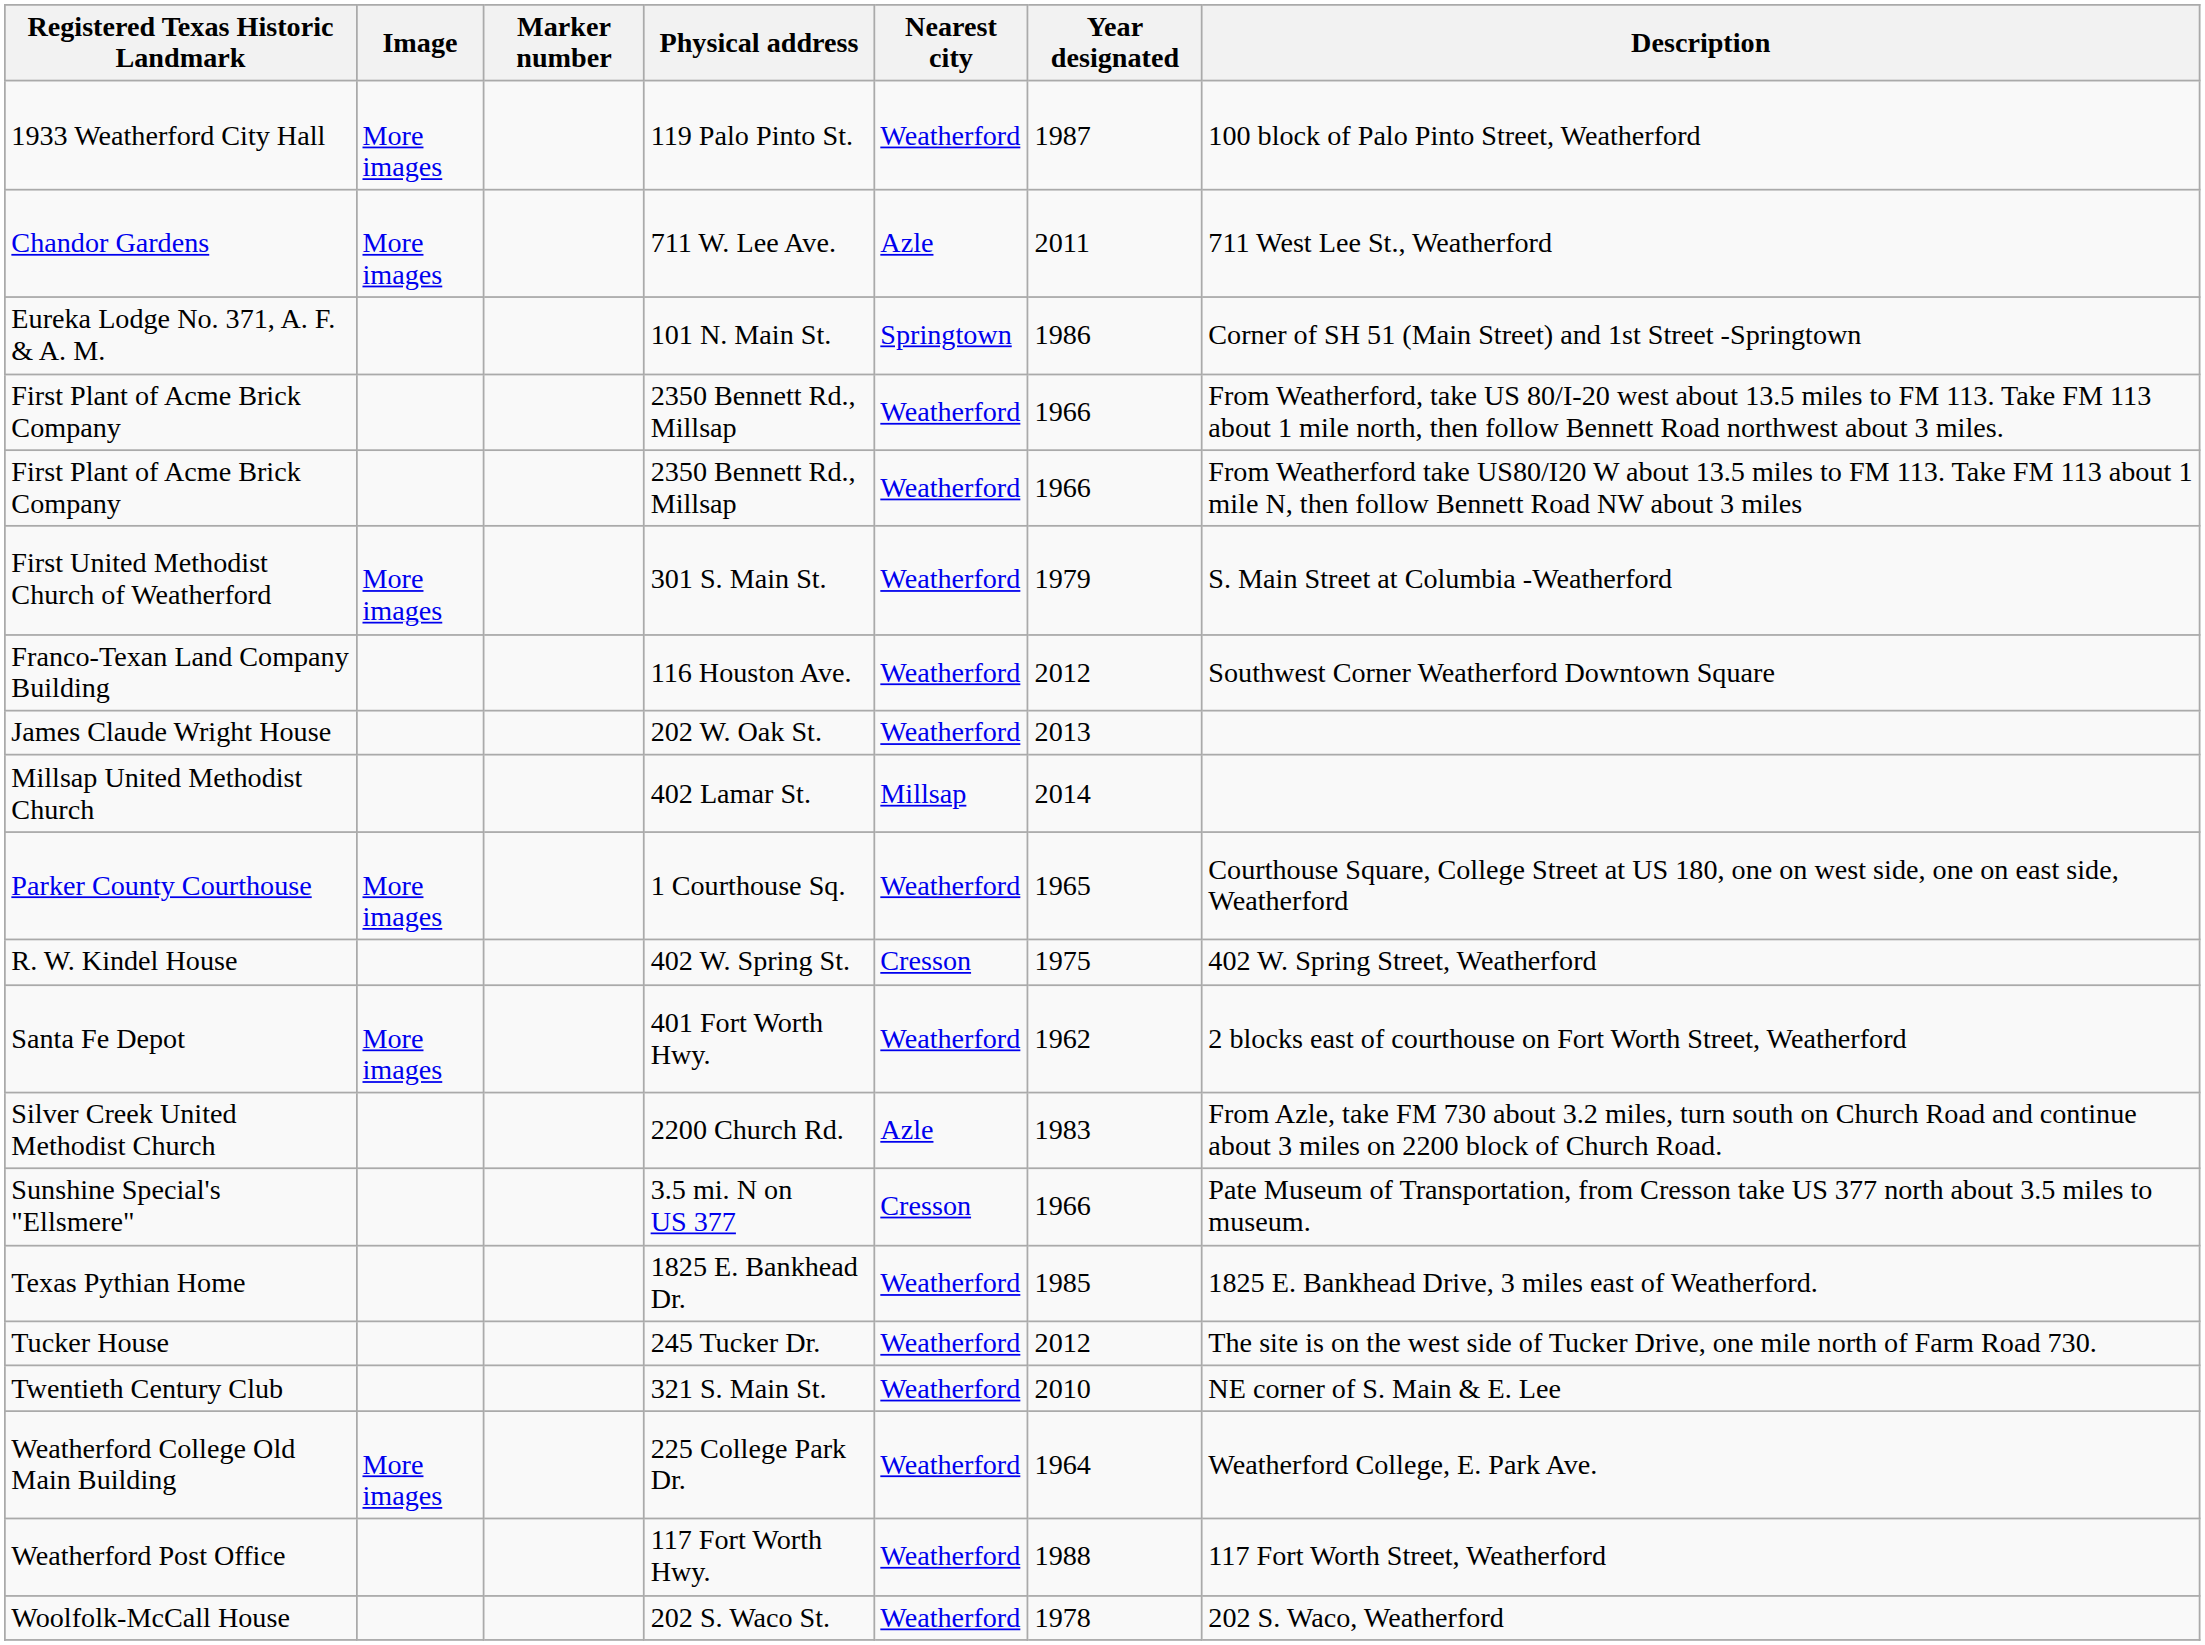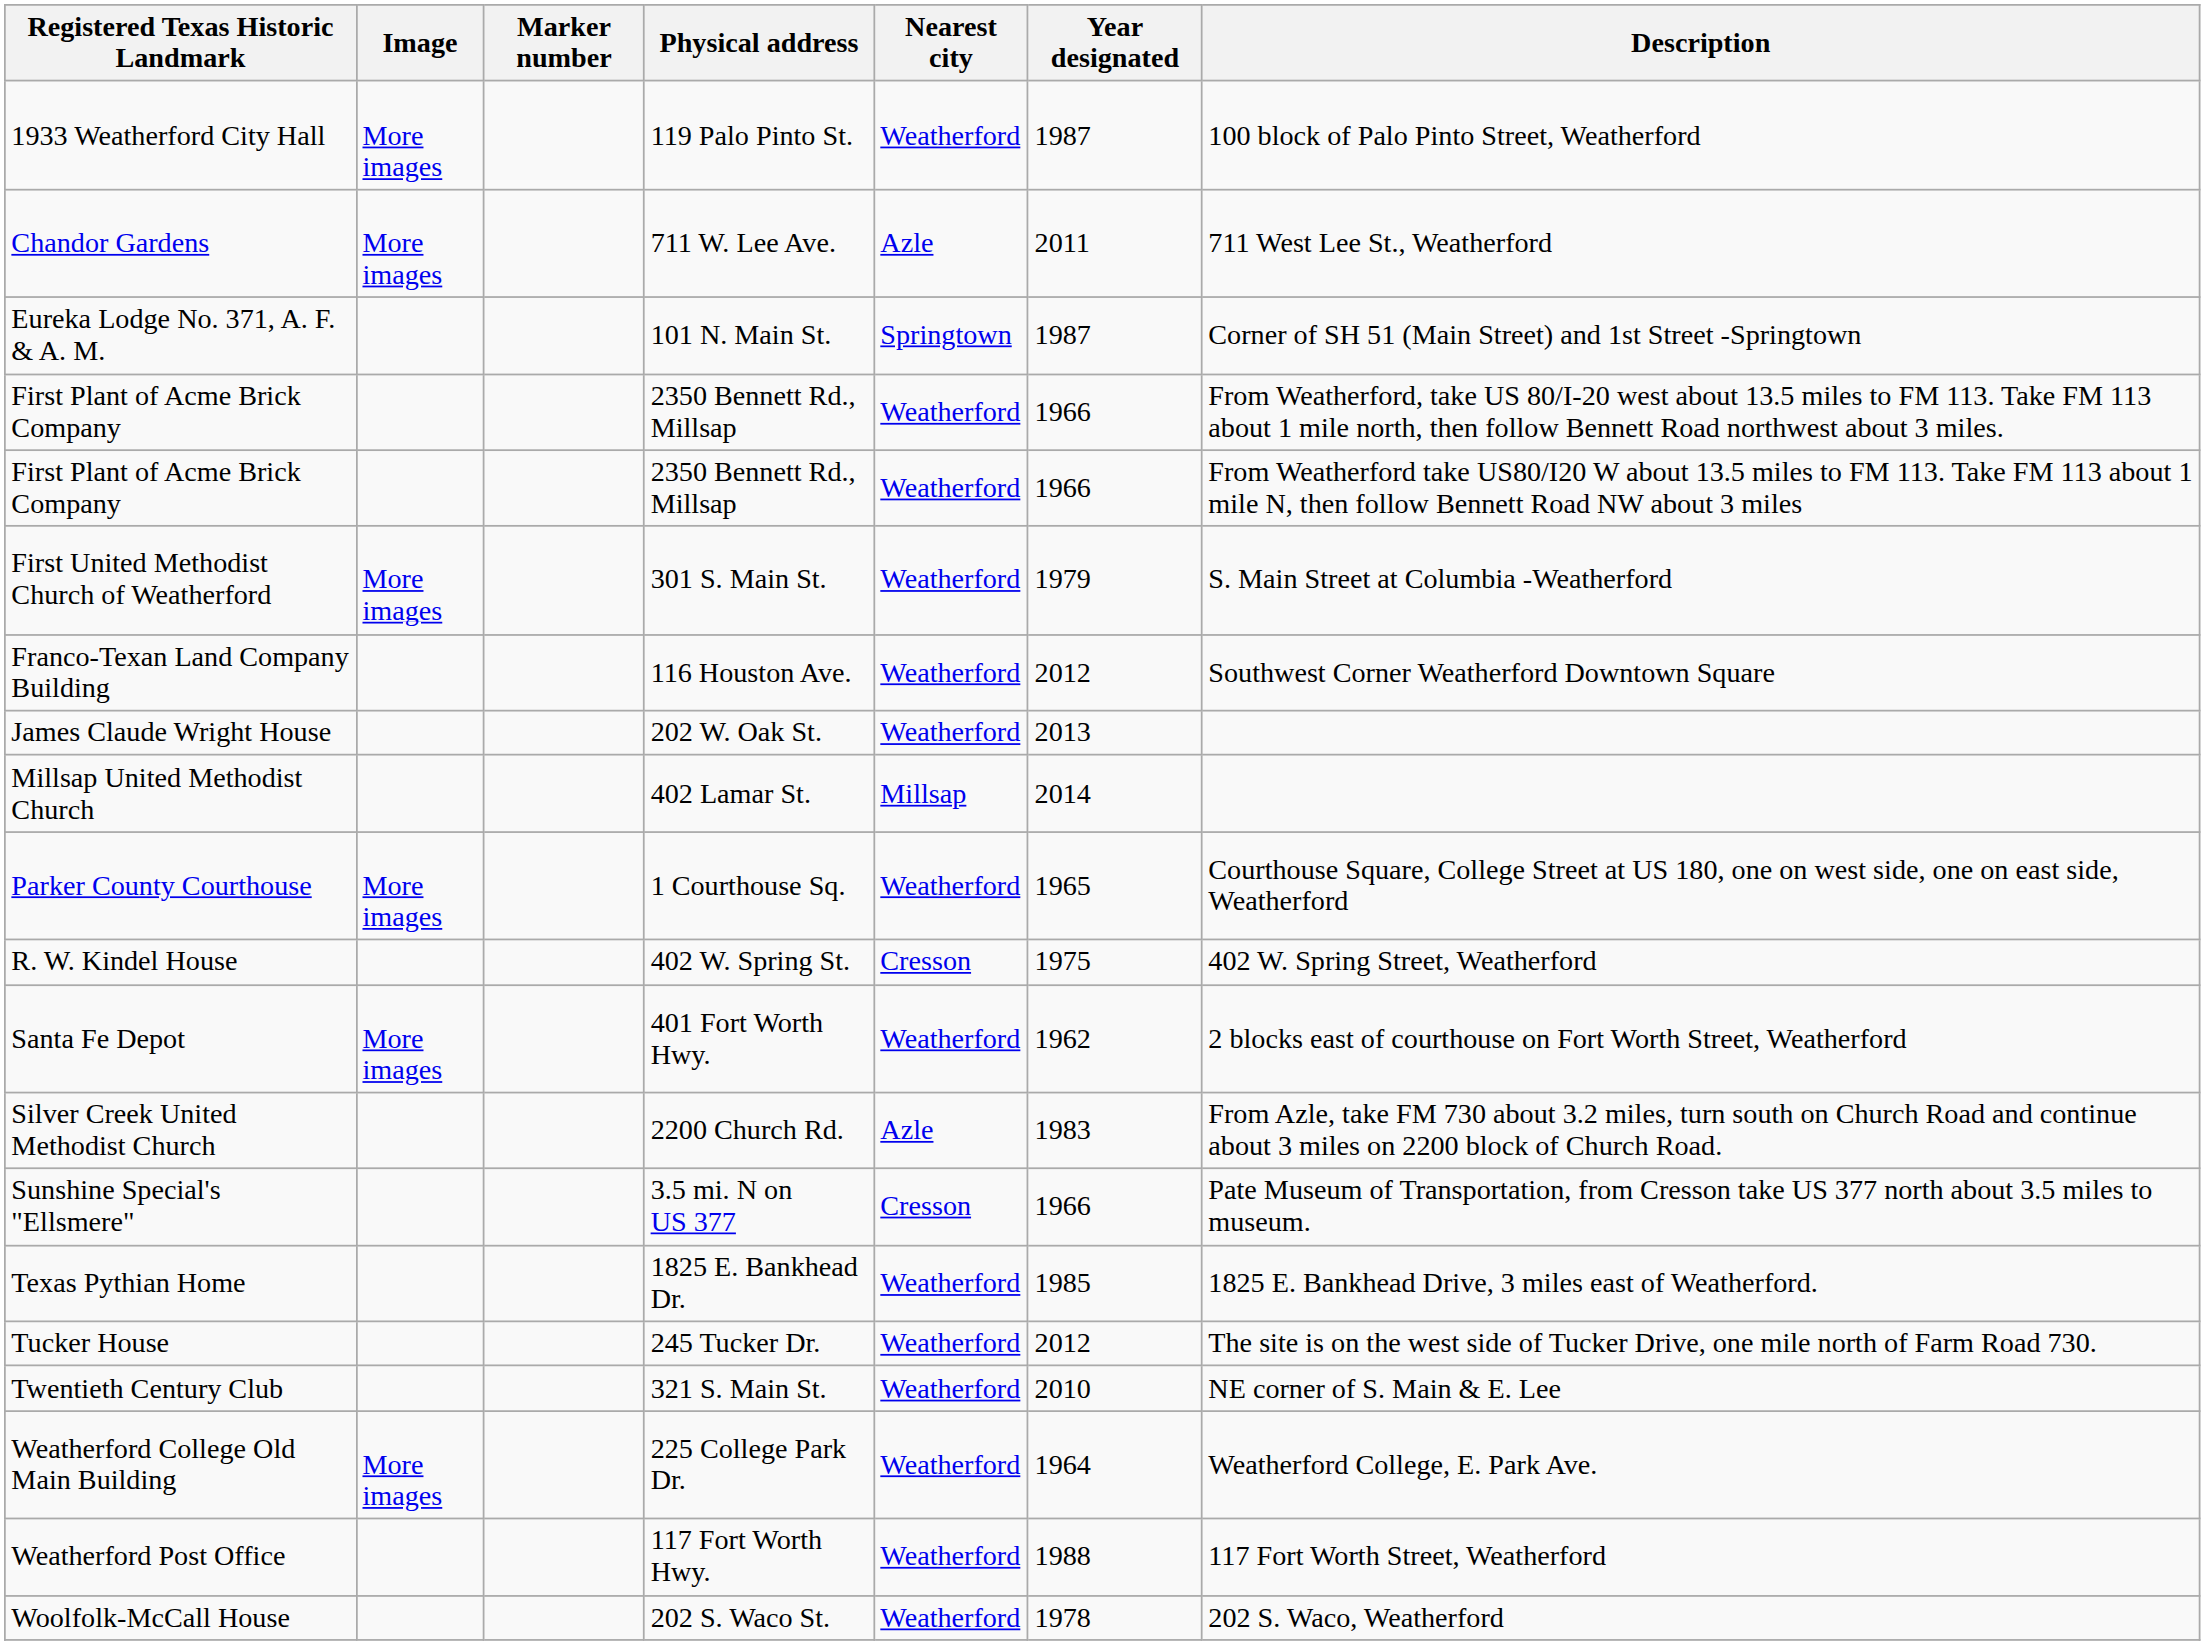(1063, 335) 1986 -> (1063, 335) 1987
